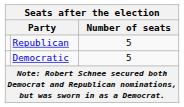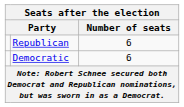(129, 43) 5 -> (129, 43) 6
(129, 58) 5 -> (129, 58) 6
